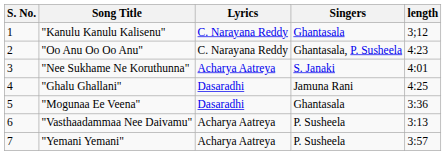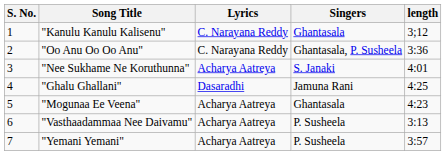(418, 50) 4:23 -> (418, 50) 3:36
(221, 104) Dasaradhi -> (236, 104) Acharya Aatreya
(418, 104) 3:36 -> (418, 104) 4:23
